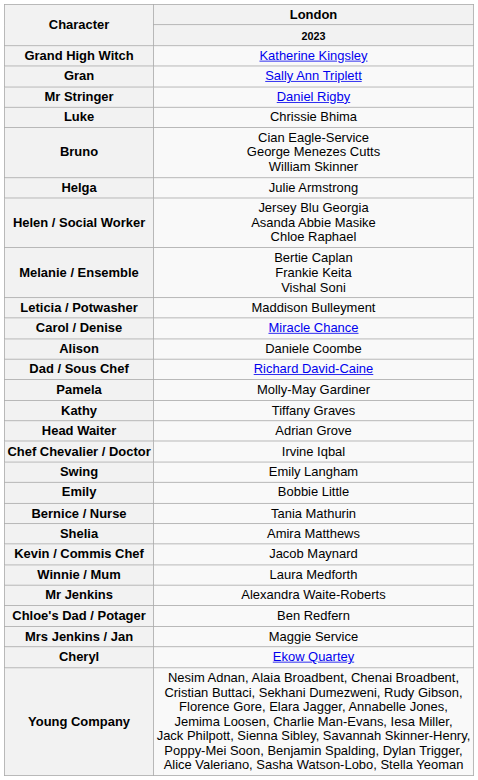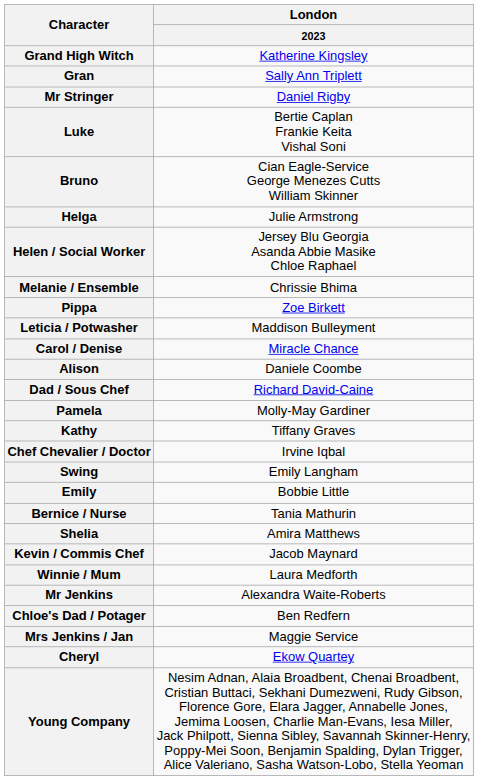(313, 117) Chrissie Bhima -> (313, 132) Bertie Caplan Frankie Keita Vishal Soni
(313, 272) Bertie Caplan Frankie Keita Vishal Soni -> (313, 287) Chrissie Bhima
+ row: (79, 307)
- row: (79, 431)
